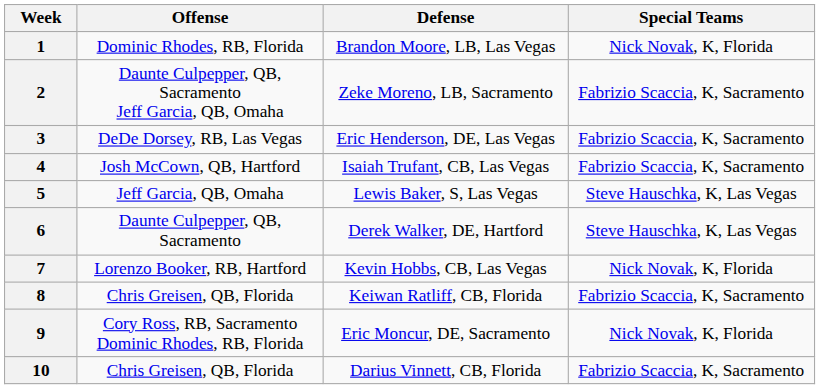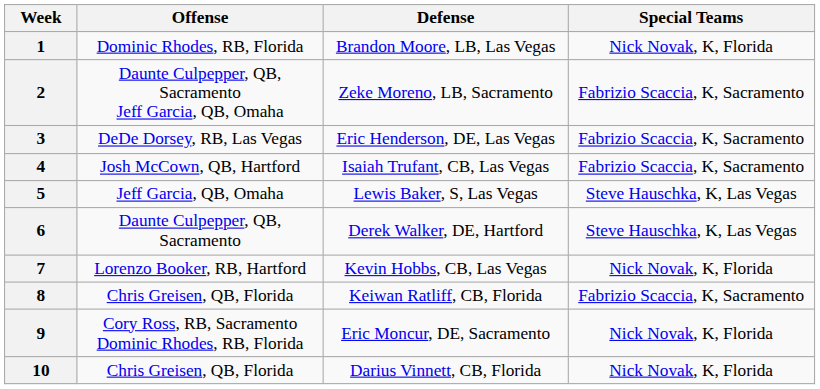(691, 370) Fabrizio Scaccia, K, Sacramento -> (691, 370) Nick Novak, K, Florida
